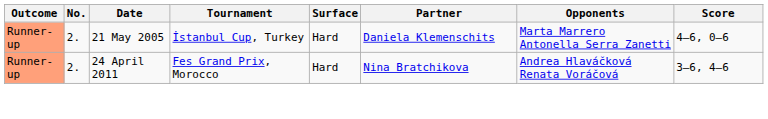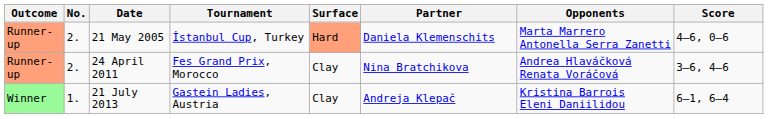(325, 37) no background -> (325, 37) lightsalmon background
(325, 68) Hard -> (325, 68) Clay
+ row: (115, 98)
